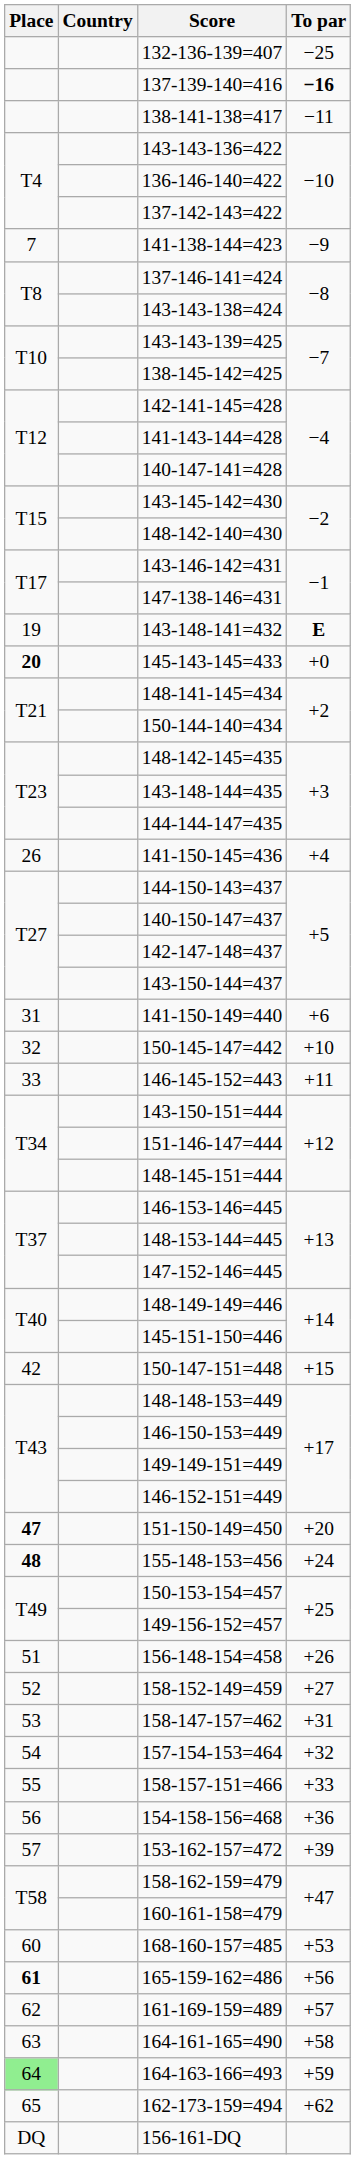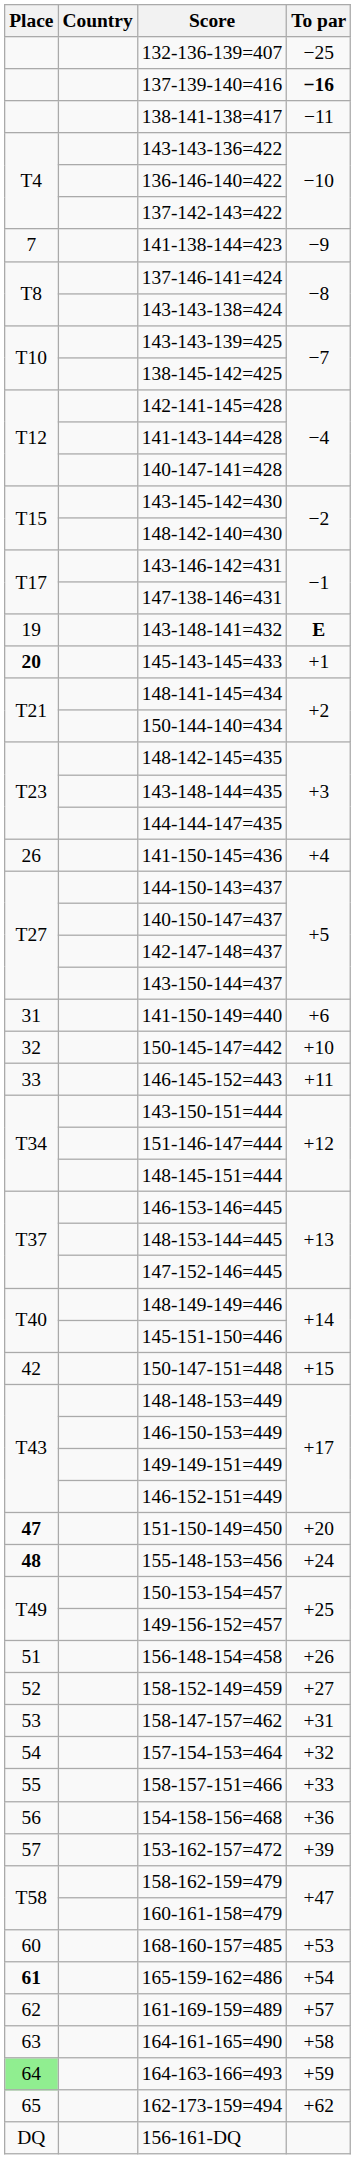(319, 662) +0 -> (319, 662) +1
(319, 1977) +56 -> (319, 1977) +54
